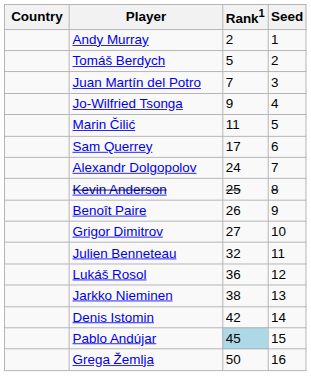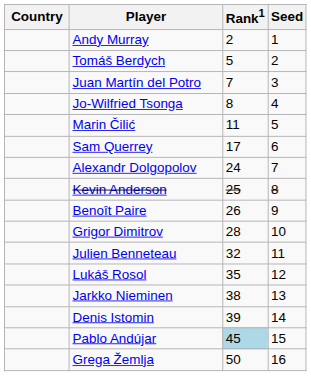(229, 104) 9 -> (229, 104) 8
(233, 231) 27 -> (233, 231) 28
(233, 274) 36 -> (233, 274) 35
(233, 317) 42 -> (233, 317) 39
